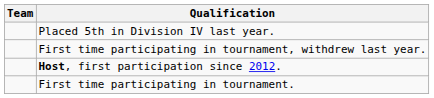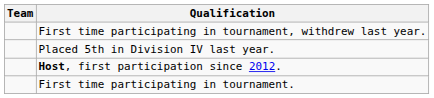rows swapped: (157, 31) <-> (232, 49)
